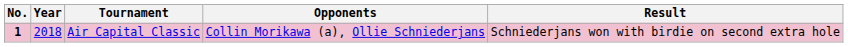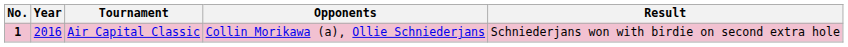(48, 33) 2018 -> (48, 33) 2016
